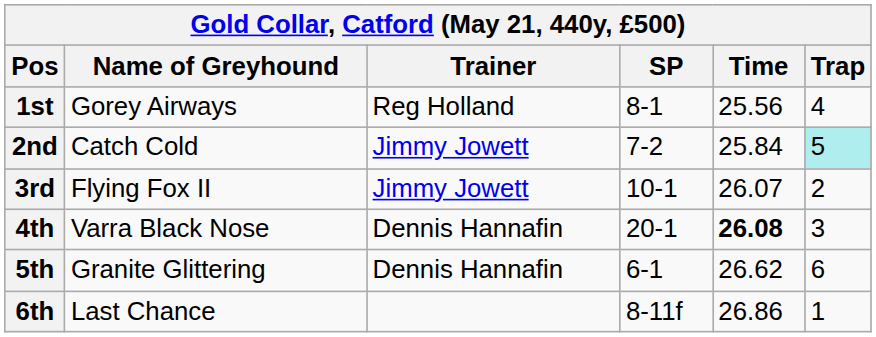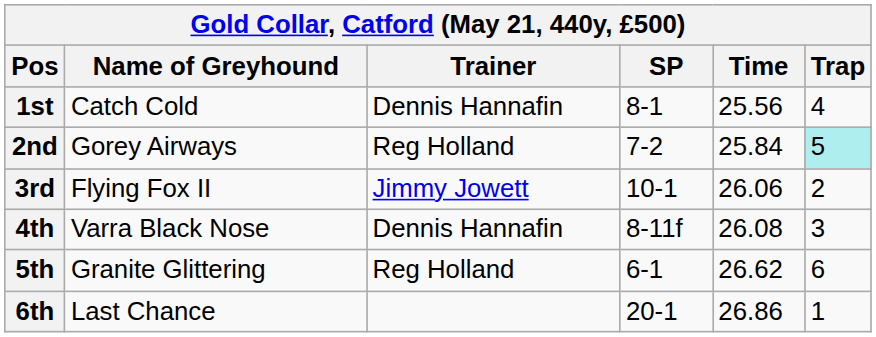(154, 106) Gorey Airways -> (135, 106) Catch Cold
(443, 106) Reg Holland -> (468, 106) Dennis Hannafin
(135, 147) Catch Cold -> (154, 147) Gorey Airways
(451, 147) Jimmy Jowett -> (443, 147) Reg Holland
(751, 188) 26.07 -> (751, 188) 26.06
(652, 229) 20-1 -> (654, 229) 8-11f
(751, 229) bold -> (751, 229) normal
(468, 270) Dennis Hannafin -> (443, 270) Reg Holland
(654, 310) 8-11f -> (652, 310) 20-1
